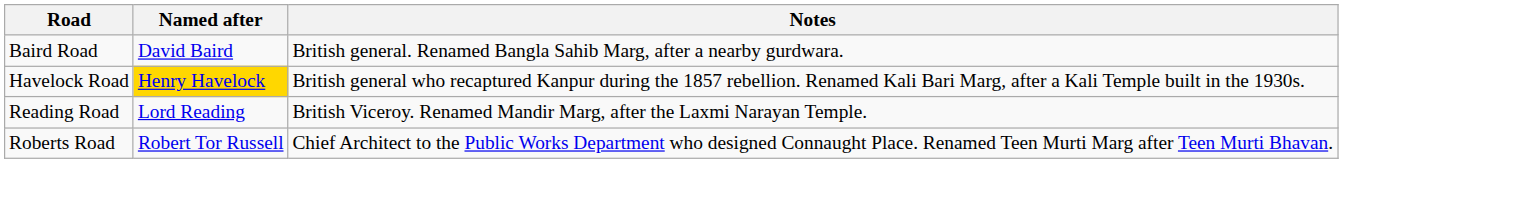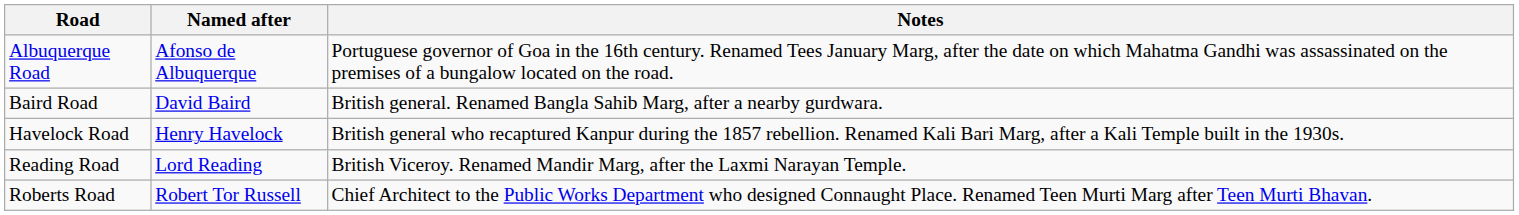+ row: (60, 61)
(202, 81) gold background -> (219, 133) no background
